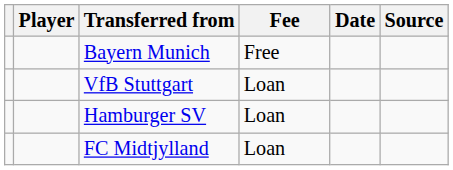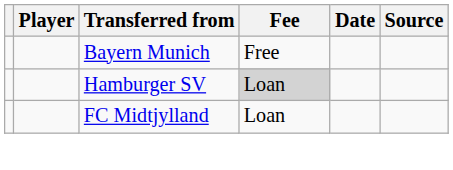- row: (138, 84)
(264, 116) no background -> (264, 84) lightgrey background
